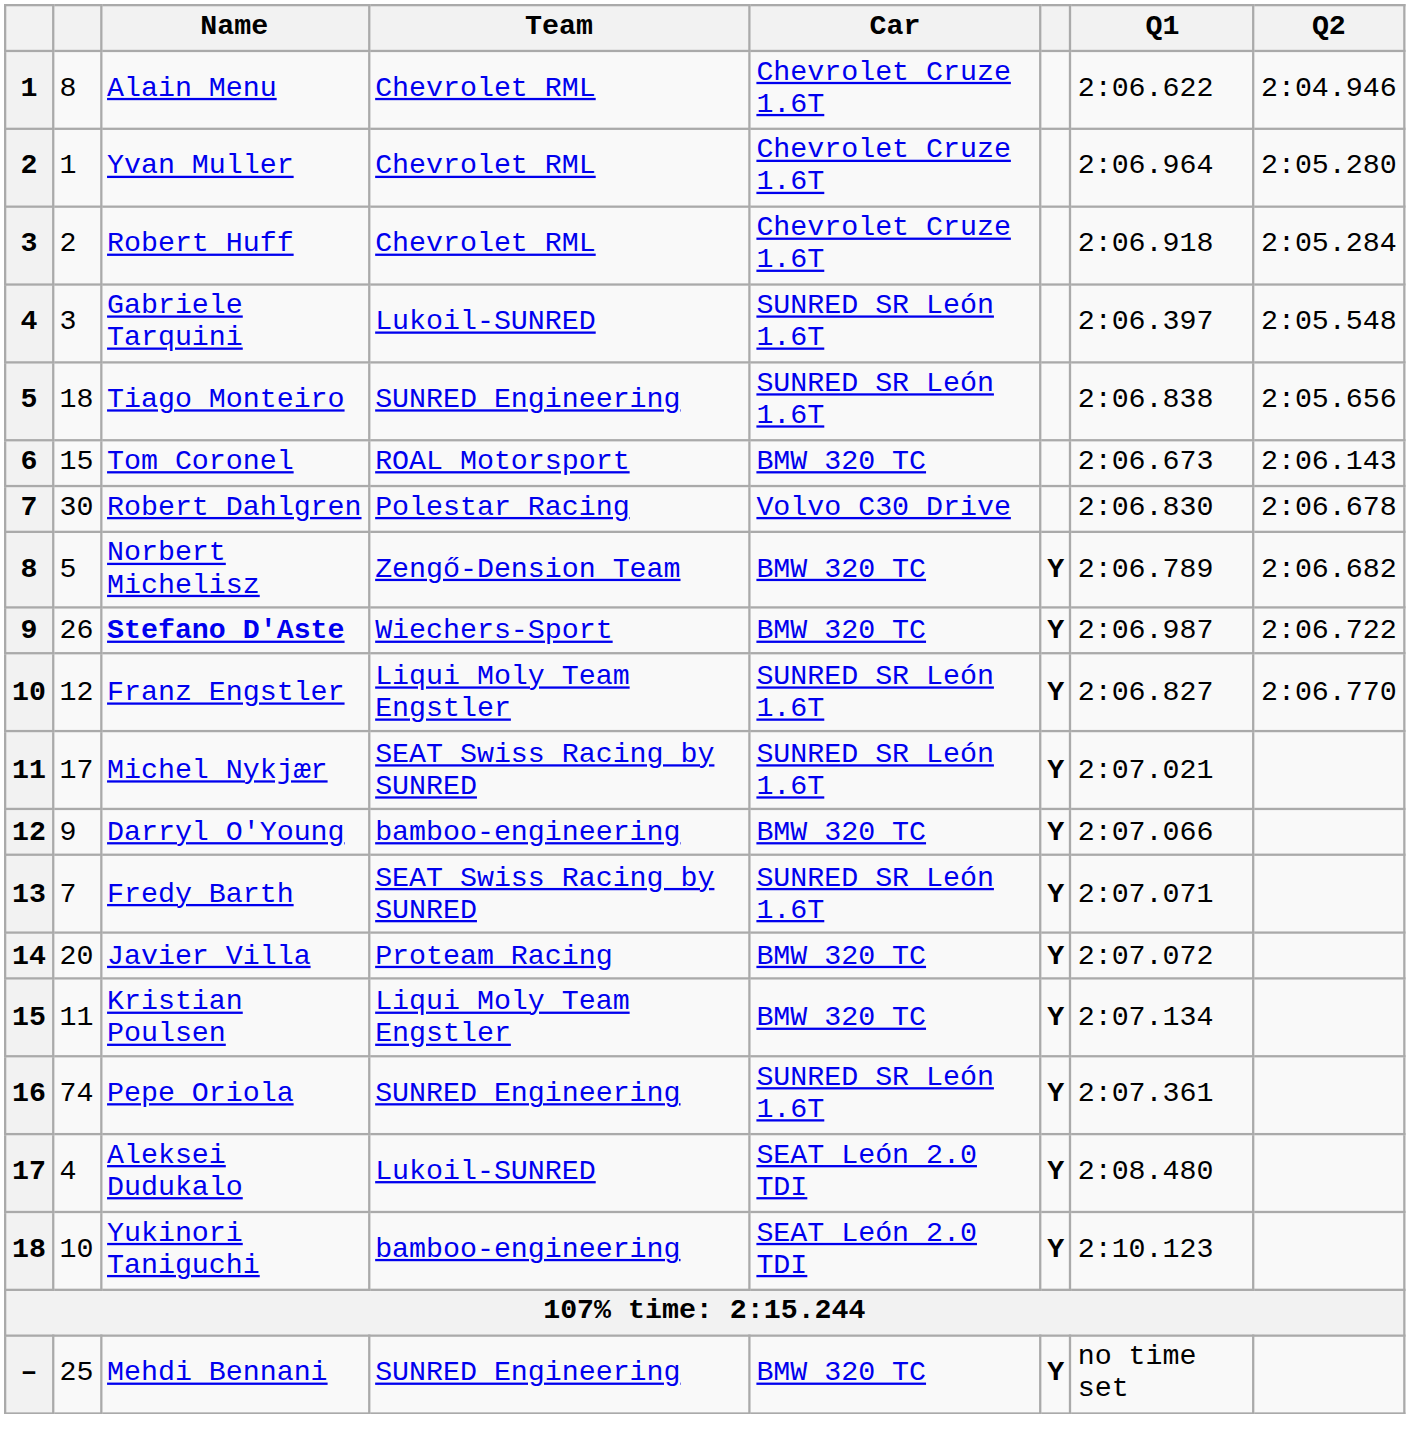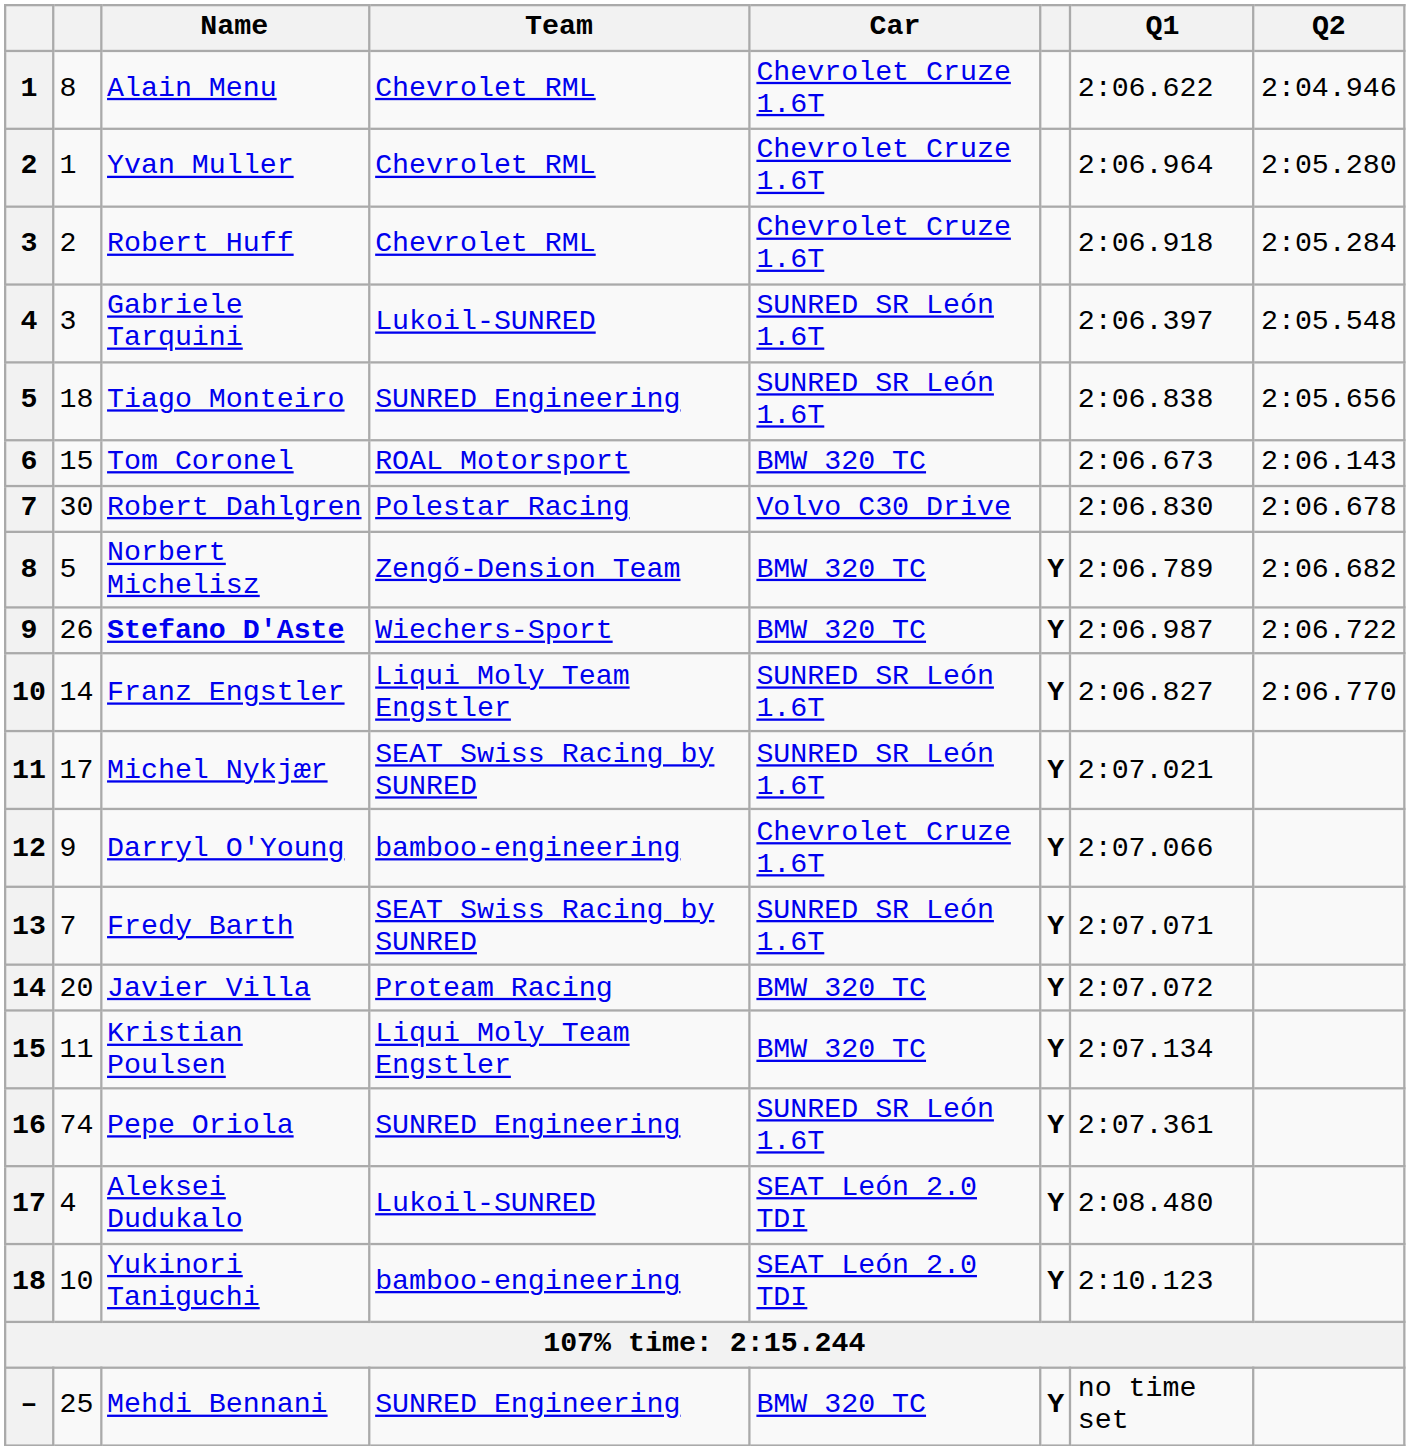(76, 693) 12 -> (76, 693) 14
(841, 833) BMW 320 TC -> (884, 849) Chevrolet Cruze 1.6T
